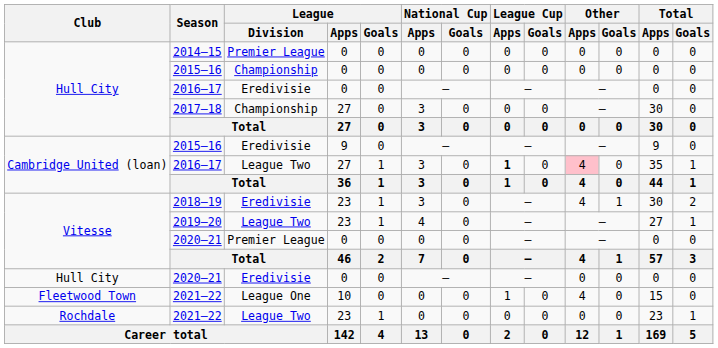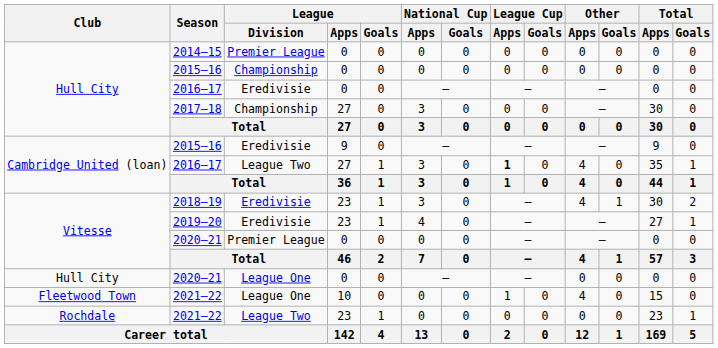(582, 165) pink background -> (582, 165) no background
(276, 221) League Two -> (276, 221) Eredivisie
(276, 278) Eredivisie -> (276, 278) League One
